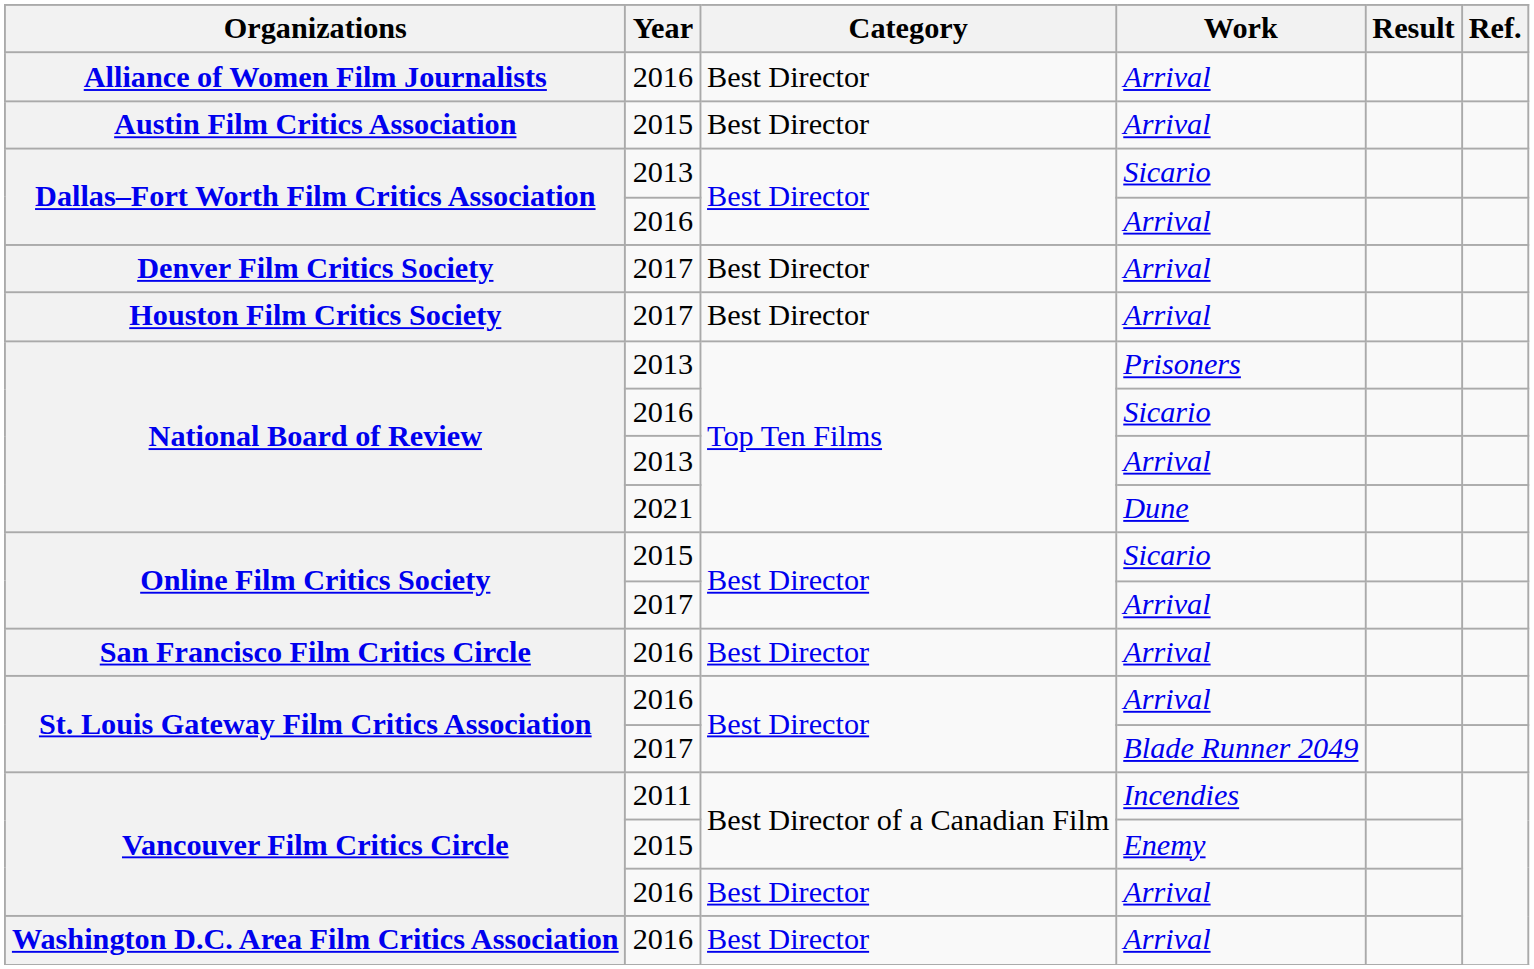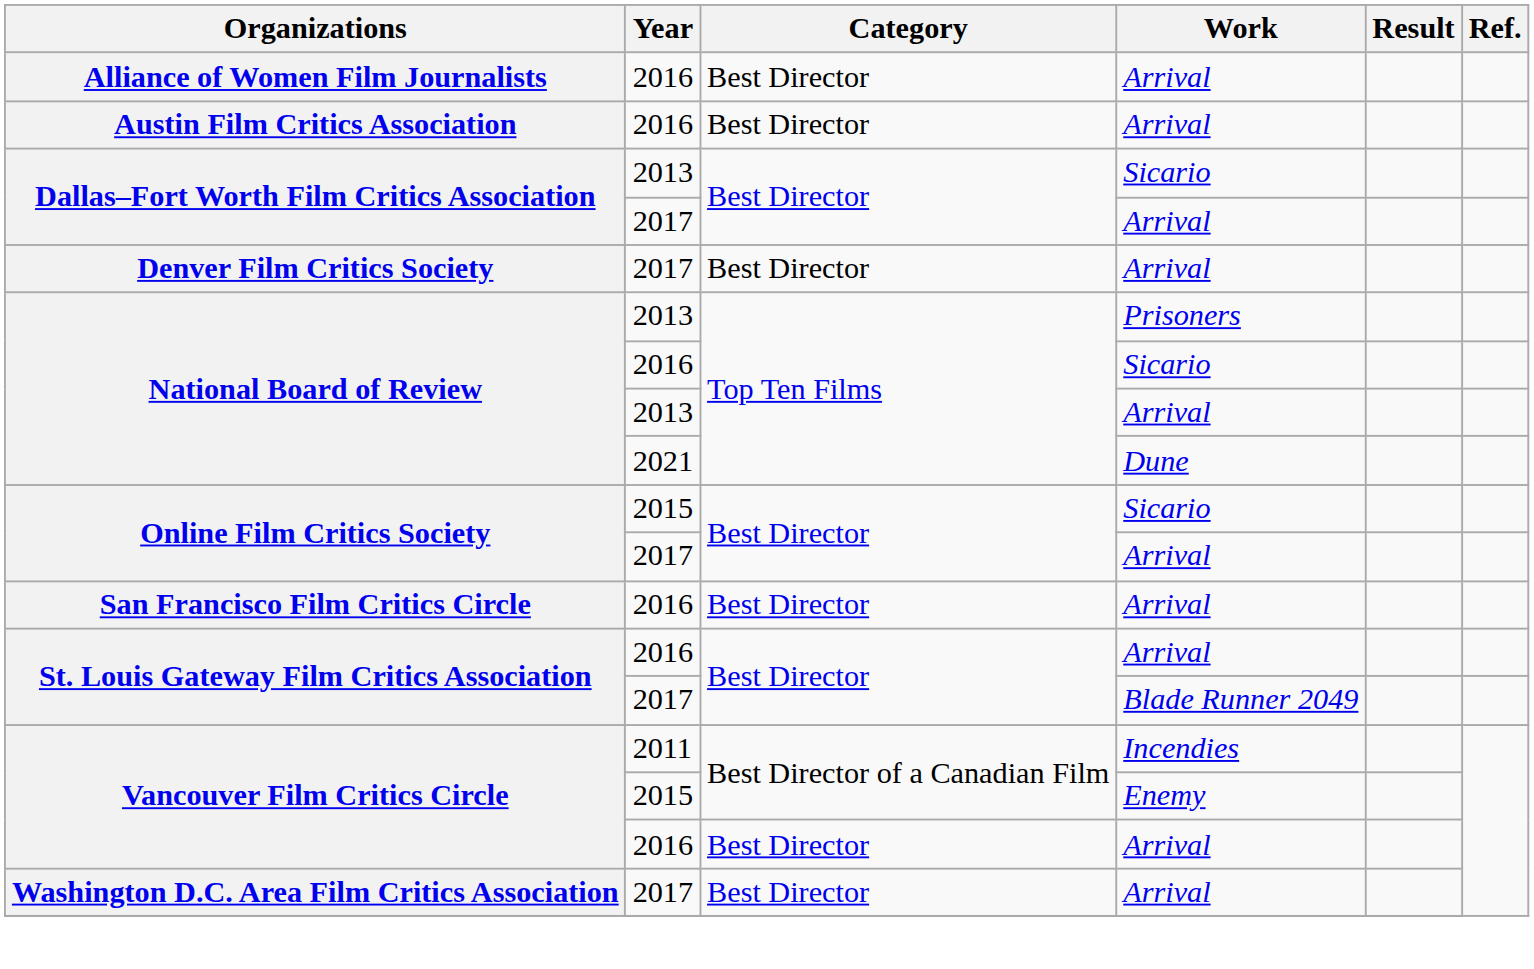(663, 124) 2015 -> (663, 124) 2016
(663, 220) 2016 -> (663, 220) 2017
- row: (315, 316)
(663, 939) 2016 -> (663, 891) 2017
